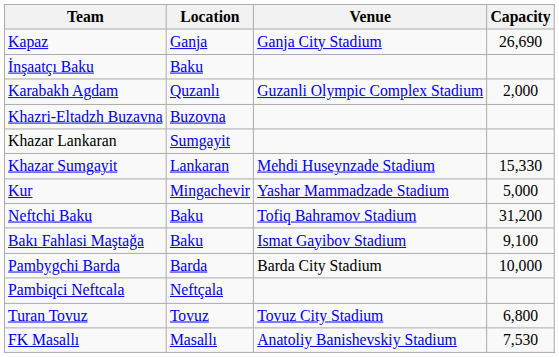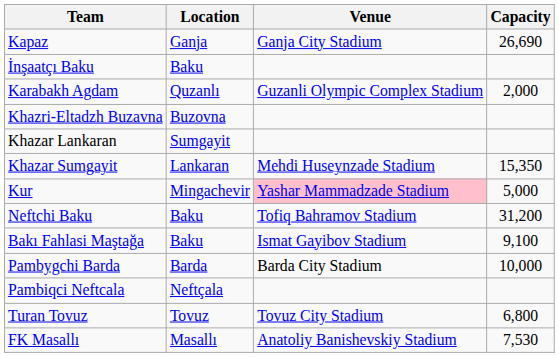(521, 166) 15,330 -> (521, 166) 15,350
(353, 191) no background -> (353, 191) pink background
